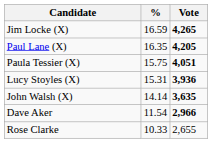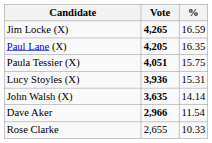columns swapped: (189, 12) <-> (156, 12)
